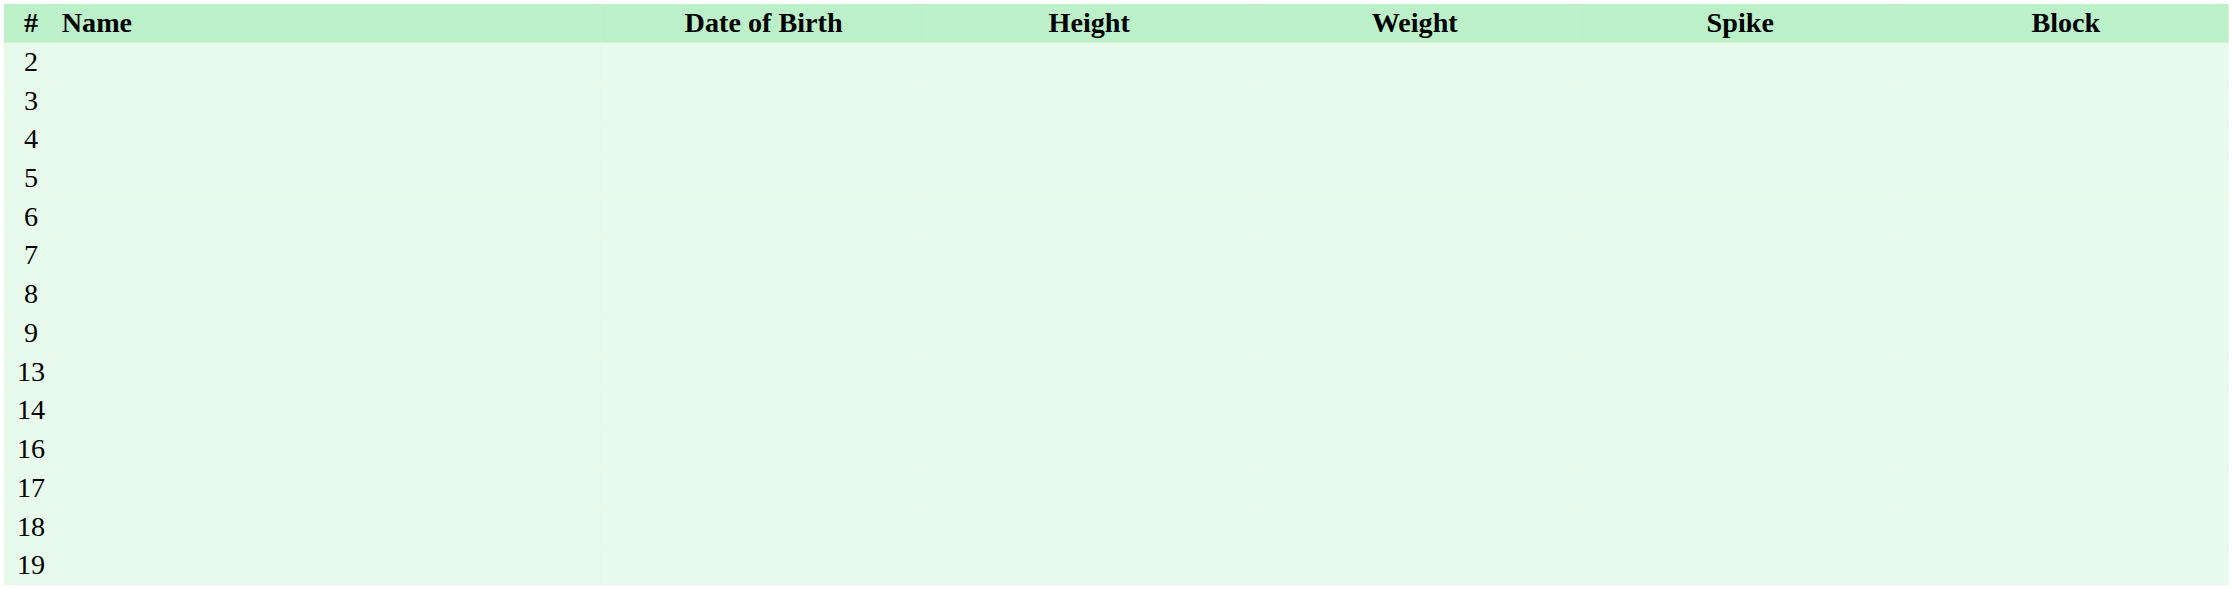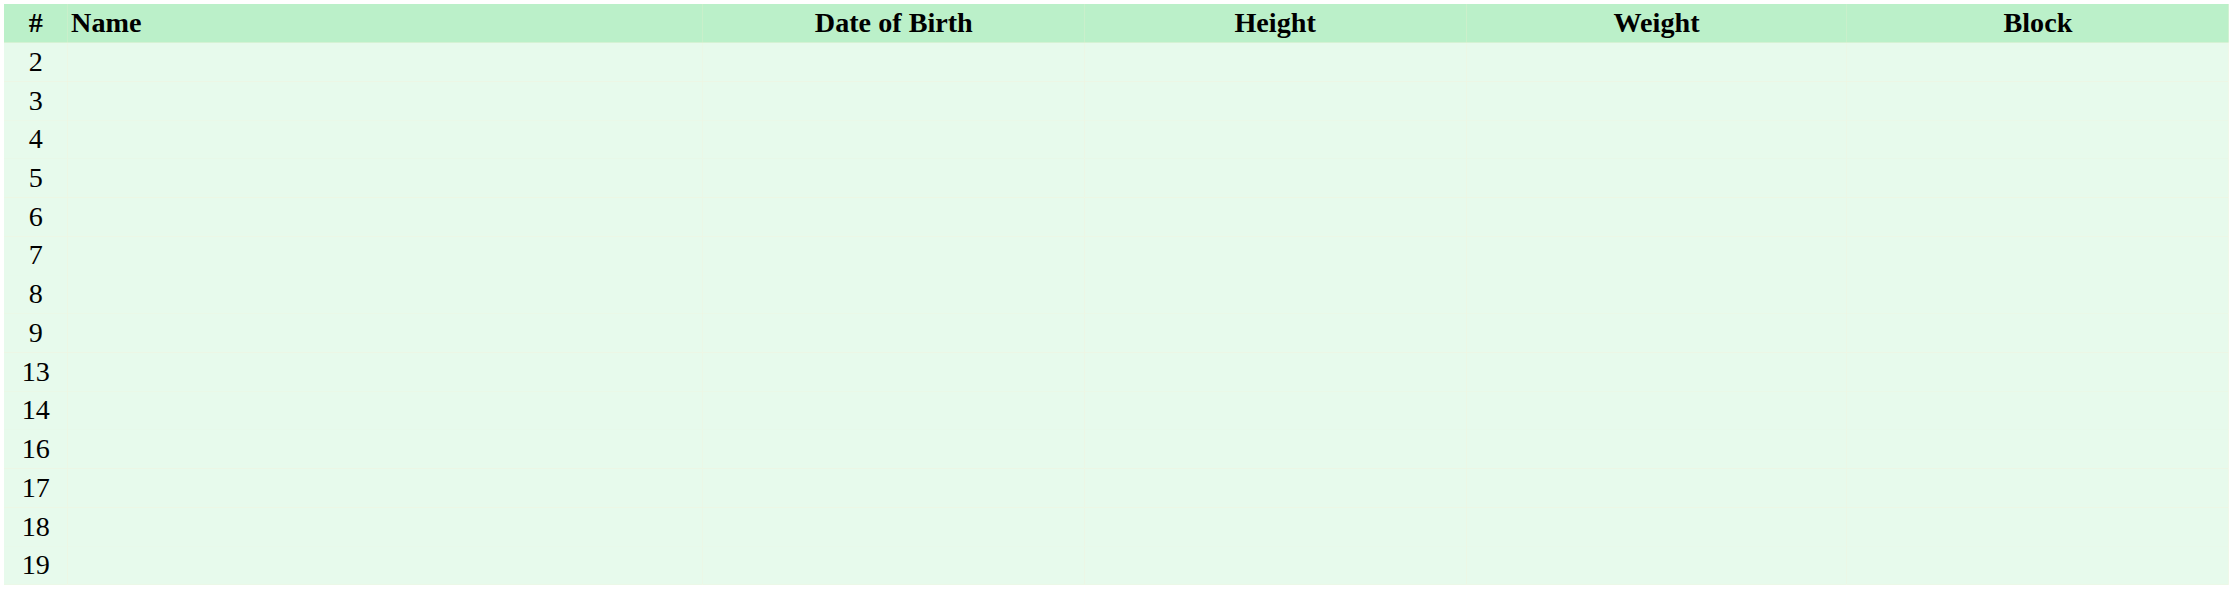- column: (1740, 22)
